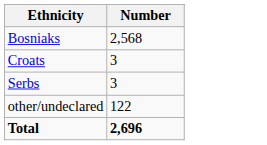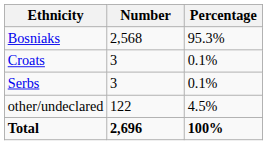+ column: (223, 15)
